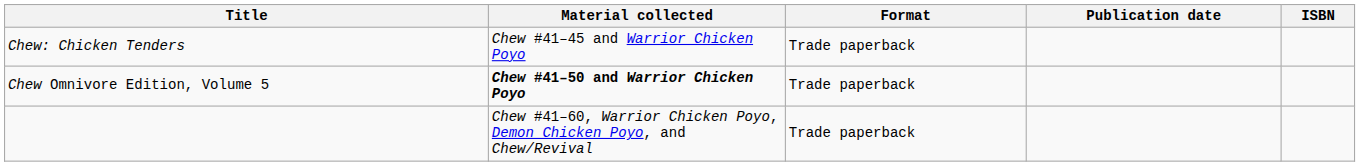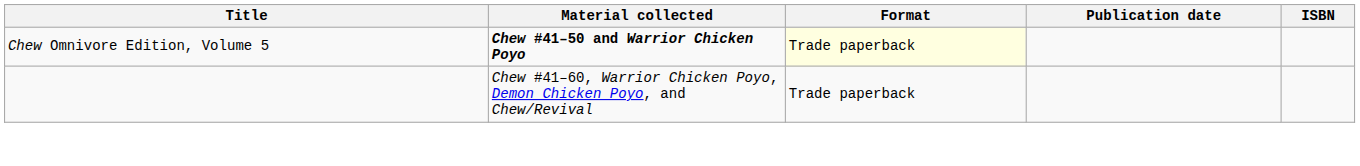- row: (96, 47)
(852, 86) no background -> (852, 47) lightyellow background
